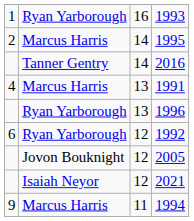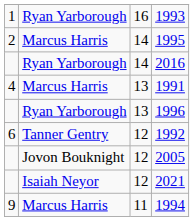(65, 63) Tanner Gentry -> (74, 63) Ryan Yarborough
(74, 134) Ryan Yarborough -> (65, 134) Tanner Gentry
